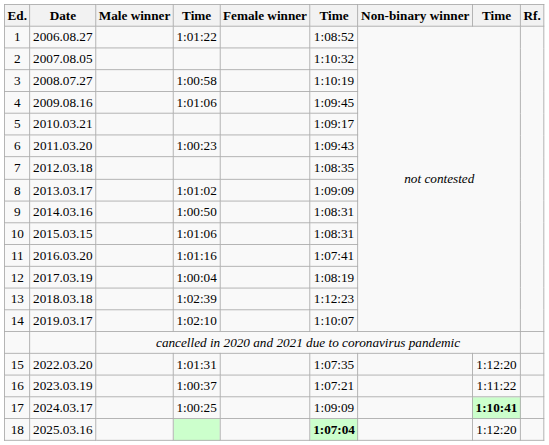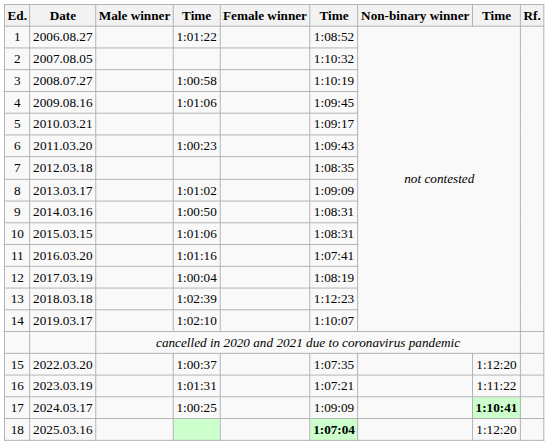(197, 364) 1:01:31 -> (197, 364) 1:00:37
(197, 386) 1:00:37 -> (197, 386) 1:01:31
